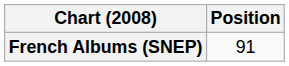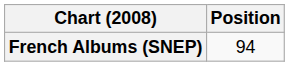(246, 46) 91 -> (246, 46) 94
